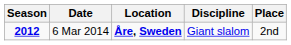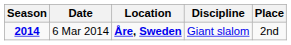(27, 31) 2012 -> (27, 31) 2014
